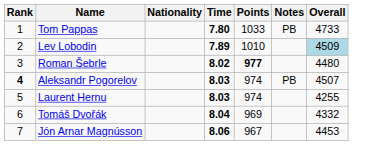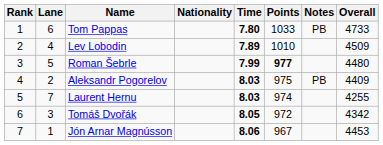+ column: (50, 13)
(327, 47) lightblue background -> (357, 47) no background
(219, 64) 8.02 -> (249, 64) 7.99
(20, 81) bold -> (20, 81) normal
(253, 81) 974 -> (283, 81) 975
(327, 81) 4507 -> (357, 81) 4409
(219, 115) 8.04 -> (249, 115) 8.05
(253, 115) 969 -> (283, 115) 972
(327, 115) 4332 -> (357, 115) 4342
